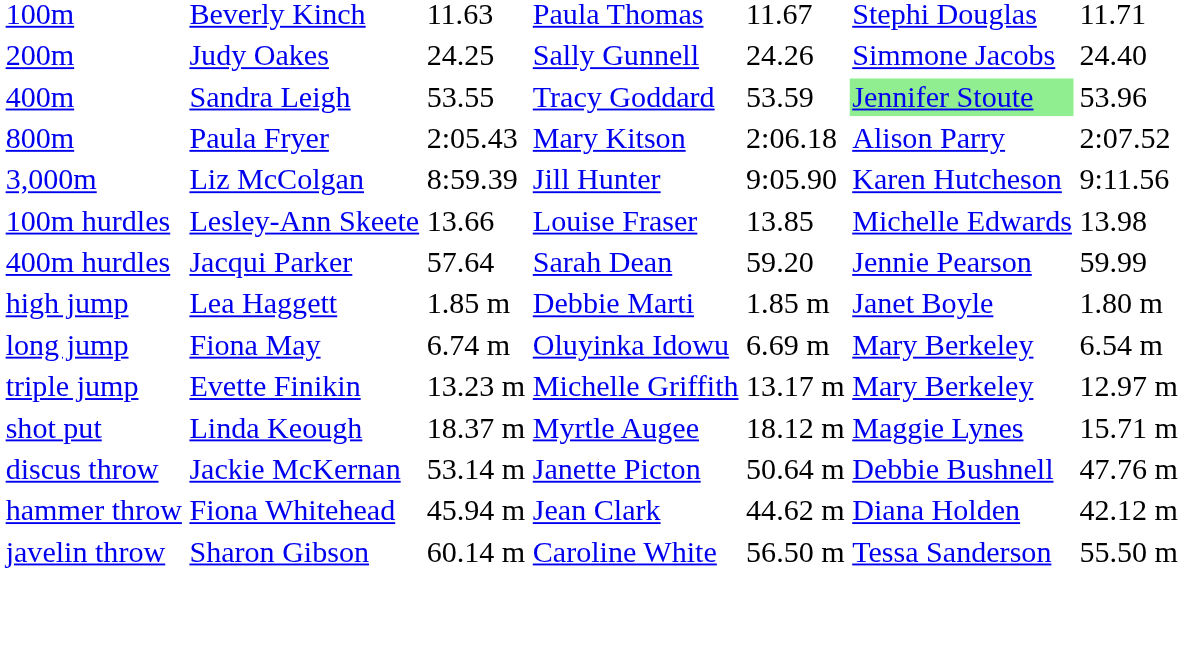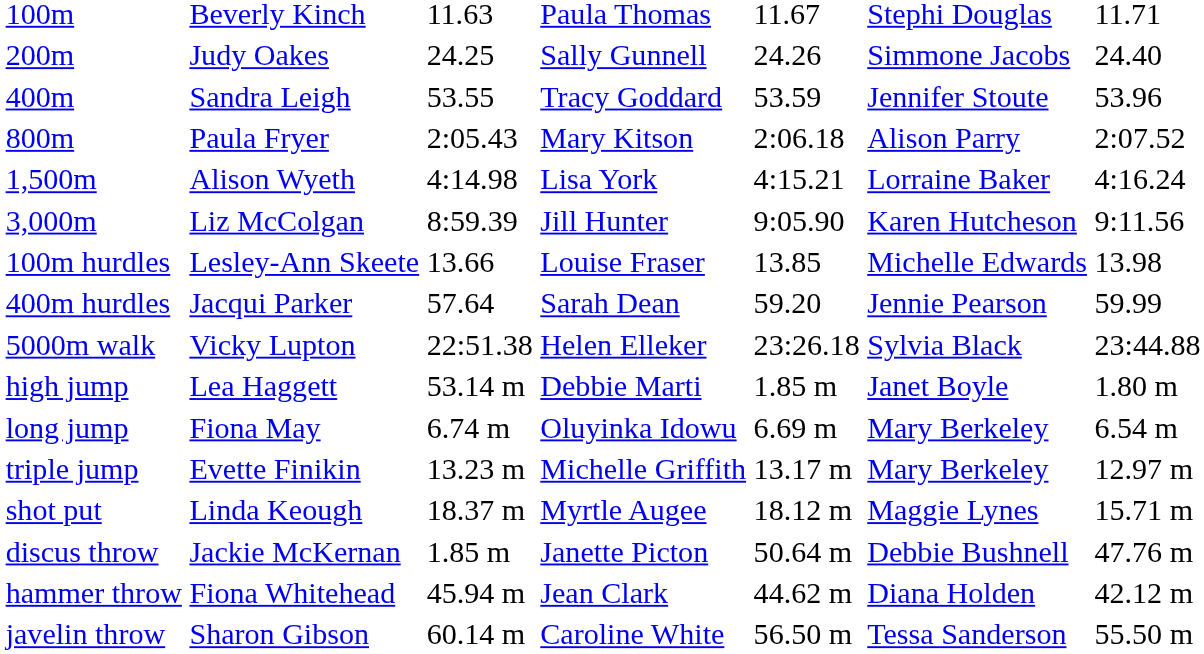(943, 96) lightgreen background -> (958, 96) no background
+ row: (51, 179)
+ row: (80, 344)
(468, 303) 1.85 m -> (476, 386) 53.14 m
(476, 469) 53.14 m -> (468, 551) 1.85 m
